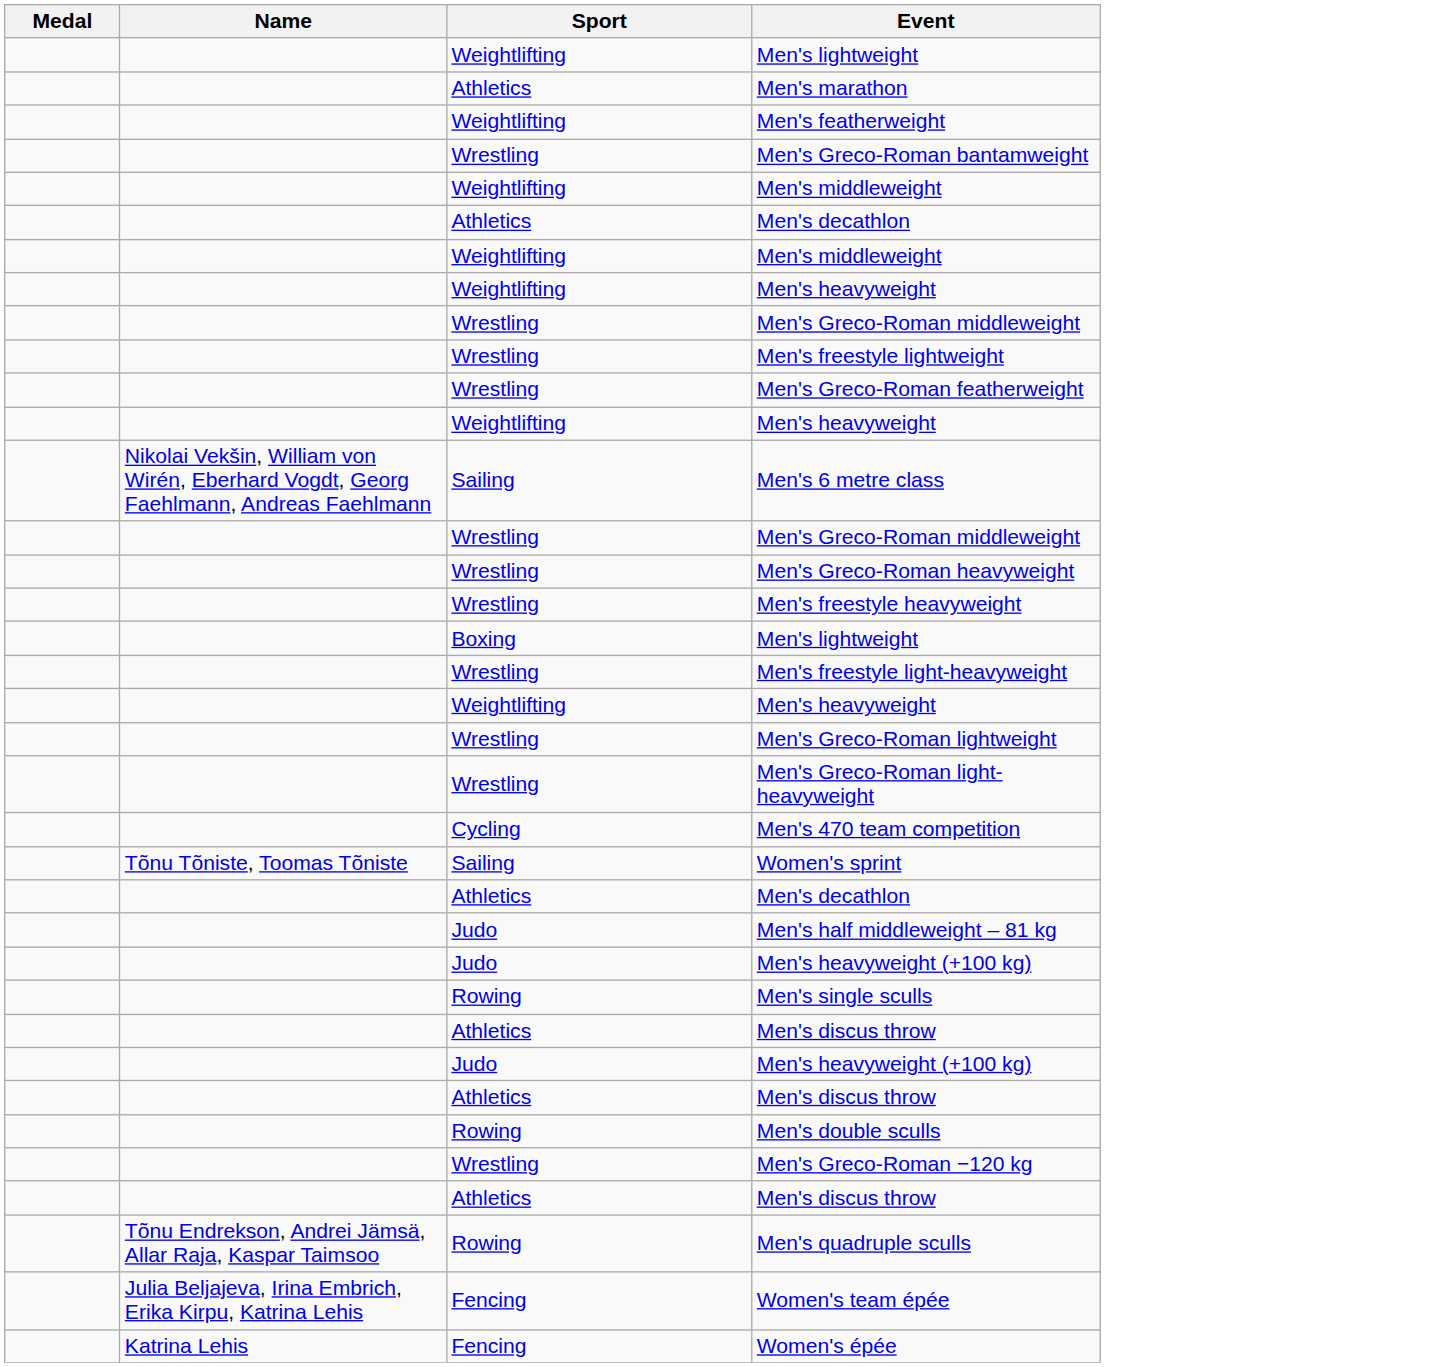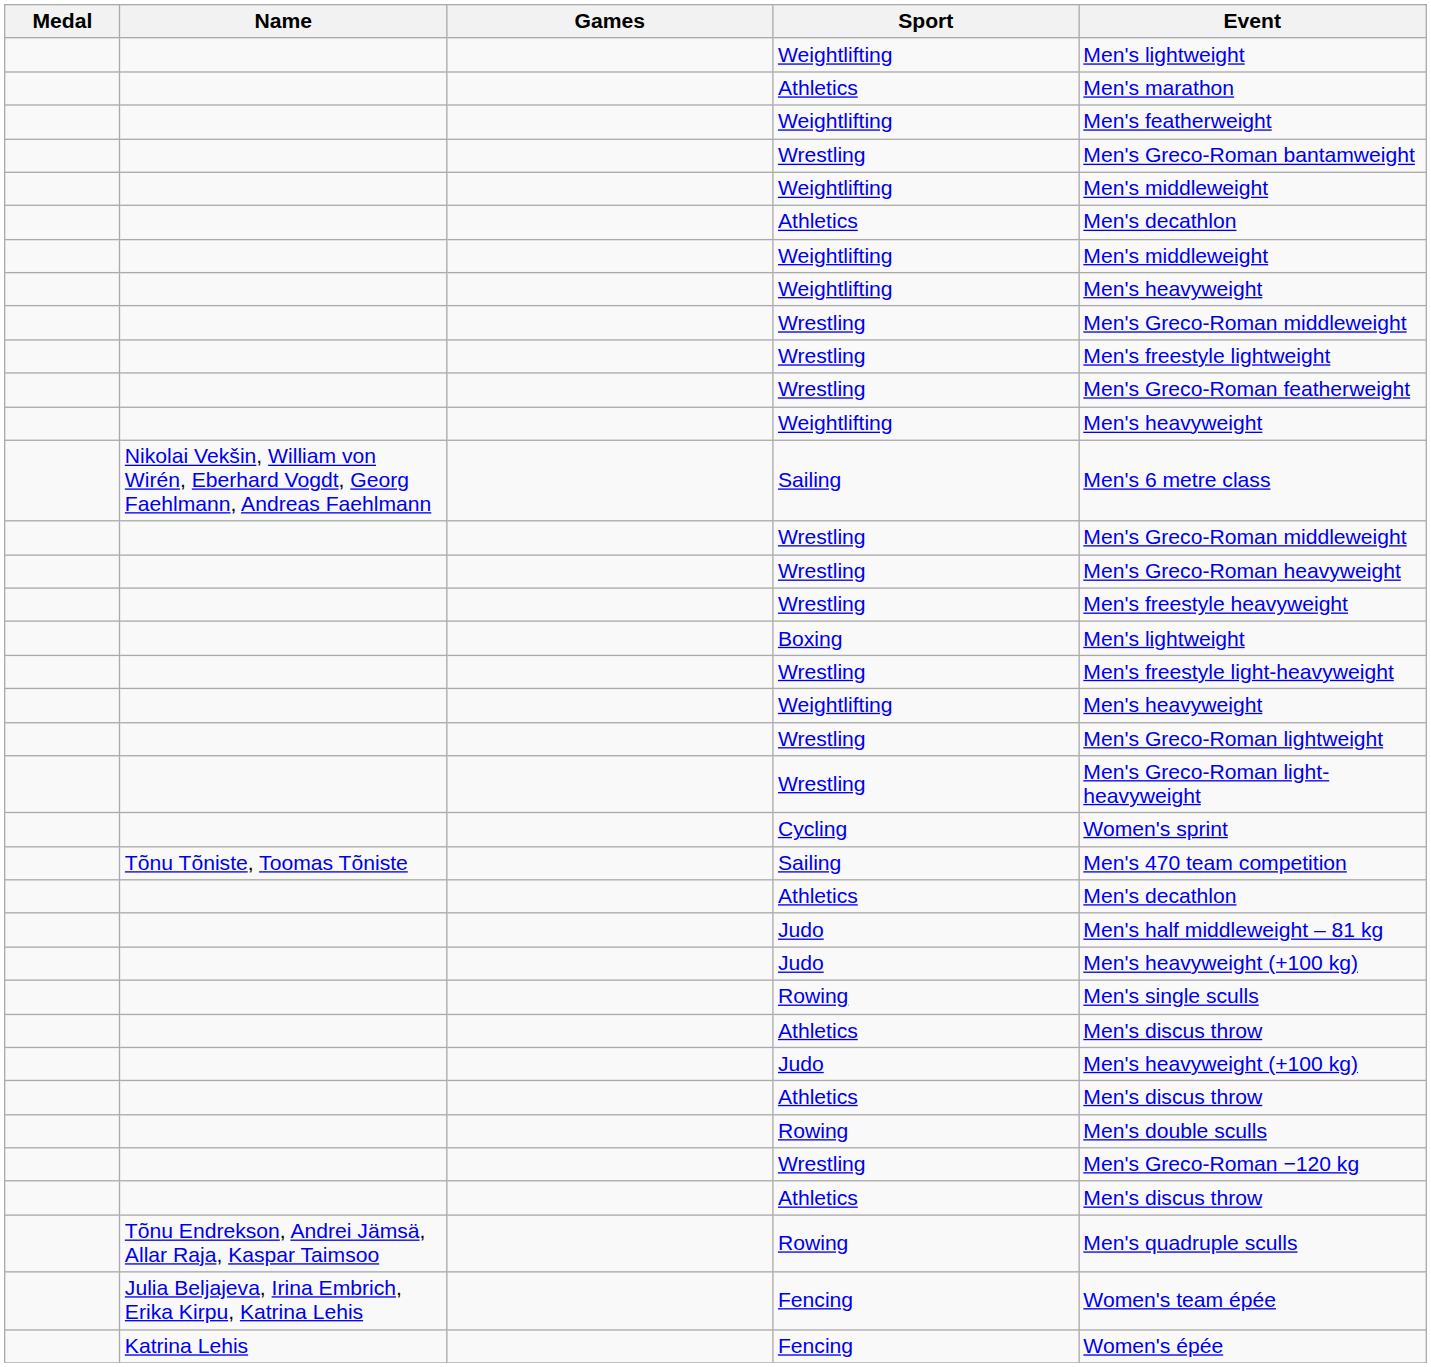+ column: (610, 21)
(889, 829) Men's 470 team competition -> (1156, 829) Women's sprint
(829, 862) Women's sprint -> (1215, 862) Men's 470 team competition
